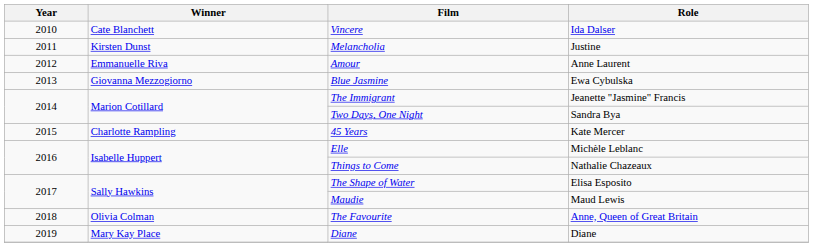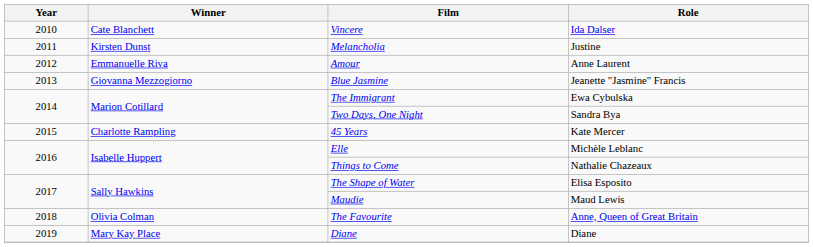(602, 81) Ewa Cybulska -> (628, 81) Jeanette "Jasmine" Francis
(628, 98) Jeanette "Jasmine" Francis -> (602, 98) Ewa Cybulska
